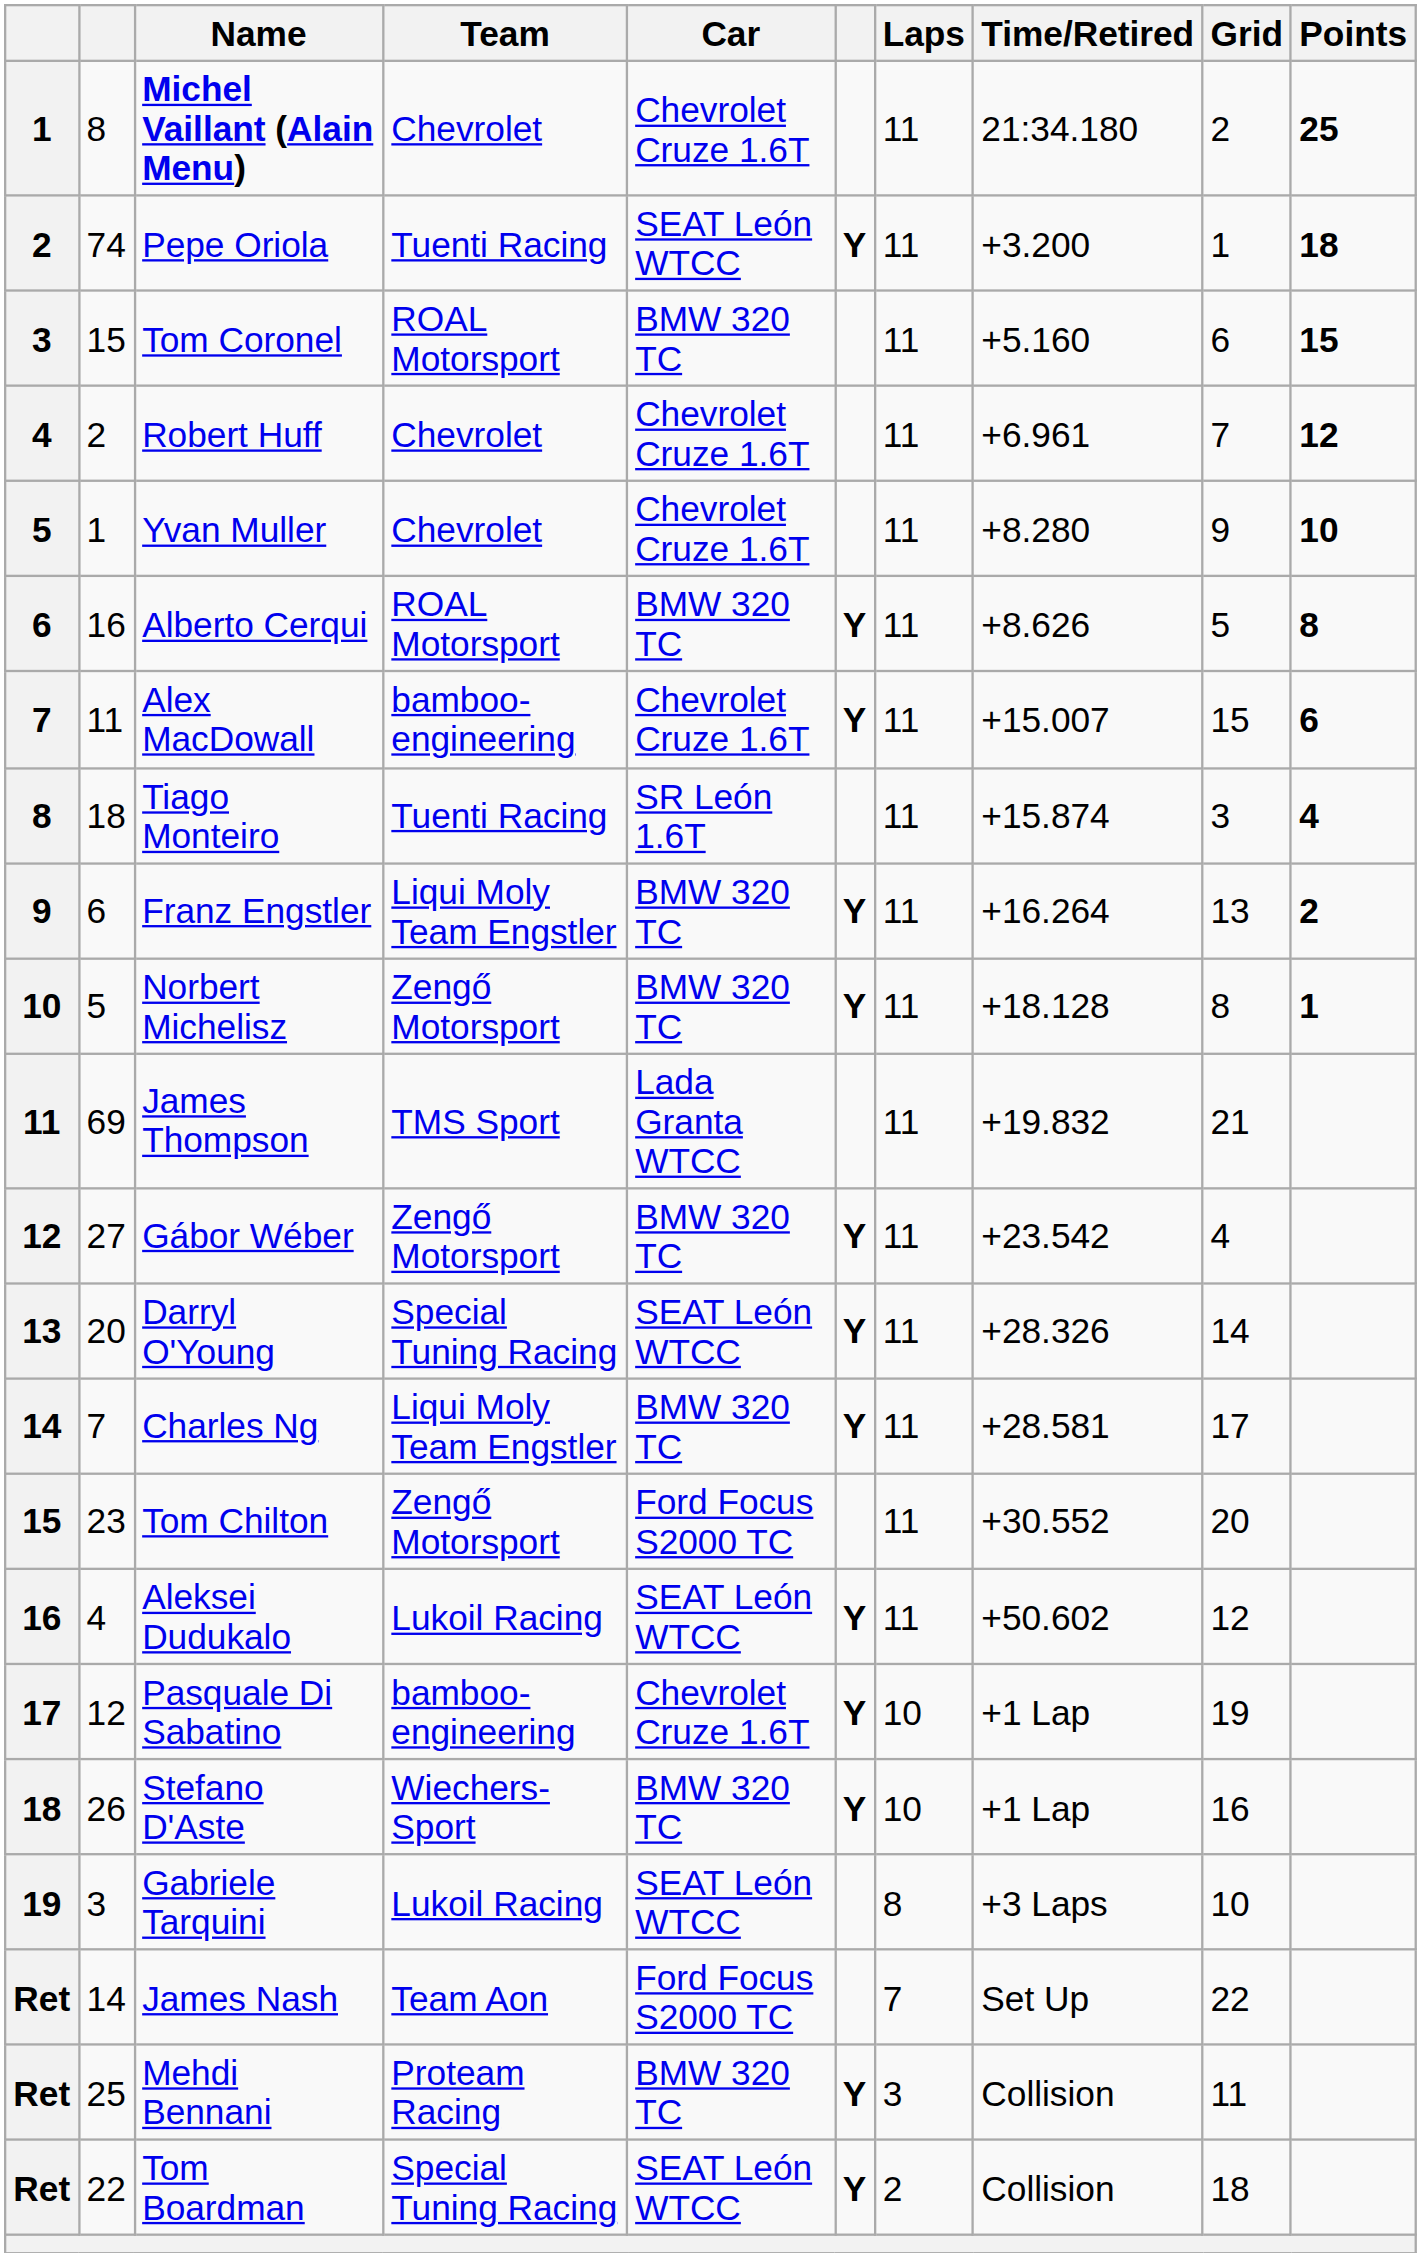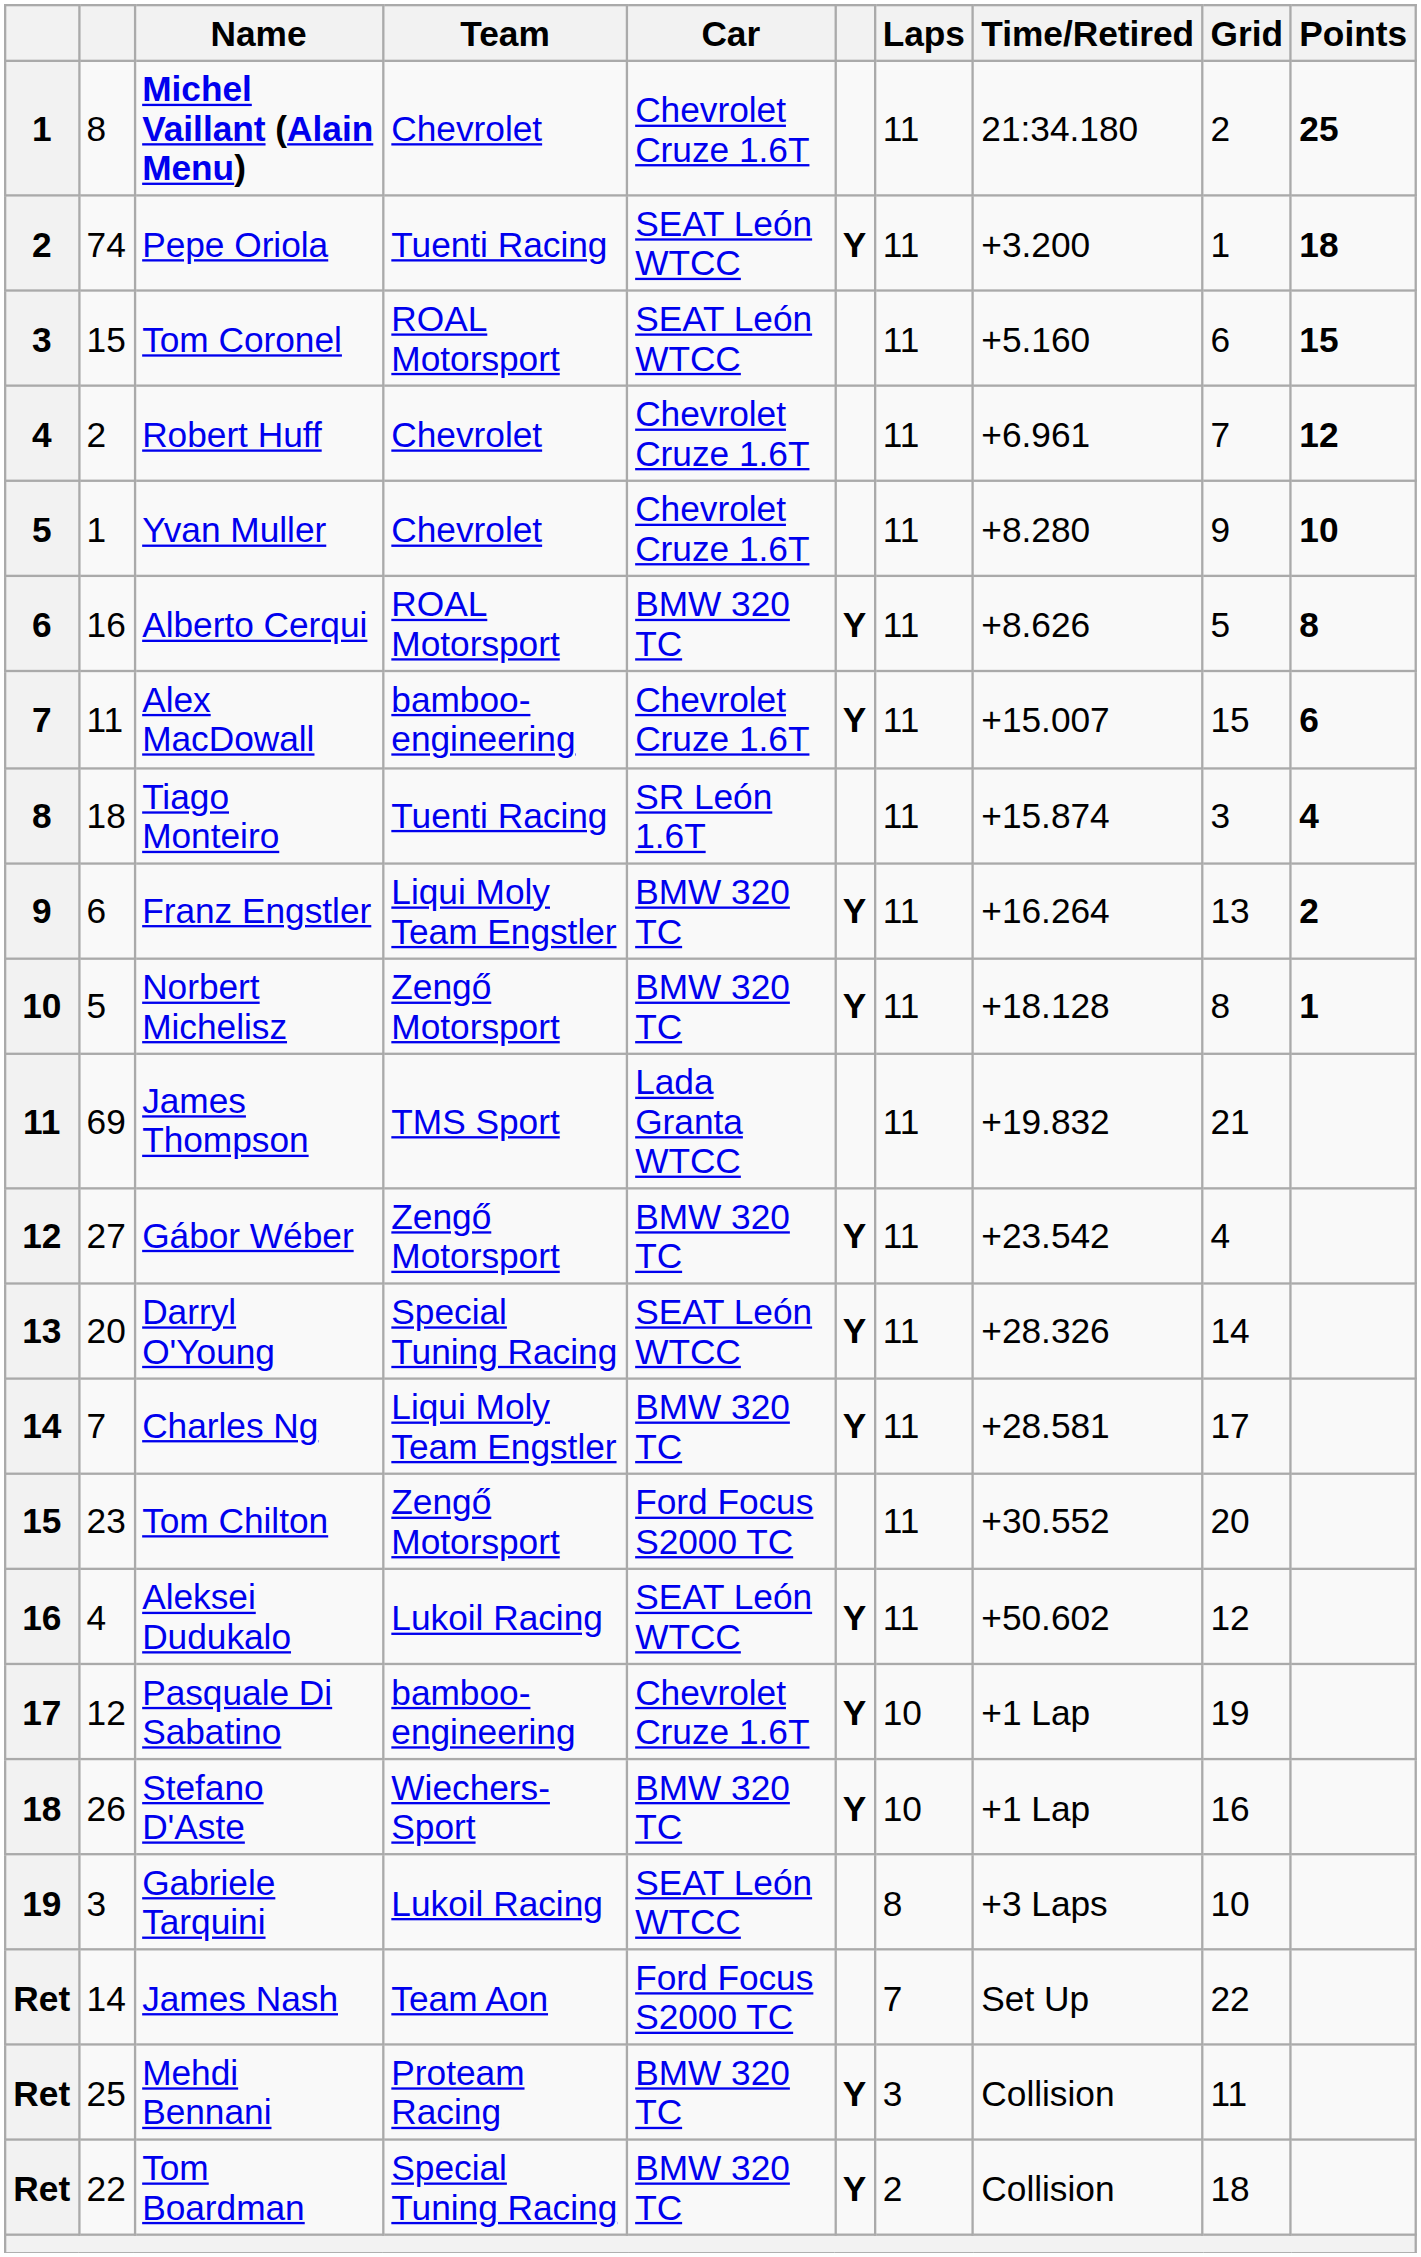(713, 339) BMW 320 TC -> (724, 339) SEAT León WTCC
(724, 2188) SEAT León WTCC -> (713, 2188) BMW 320 TC
